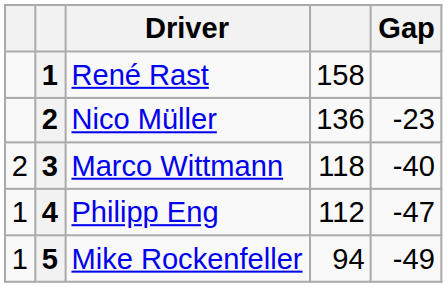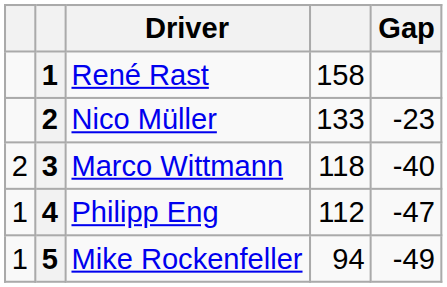(340, 120) 136 -> (340, 120) 133
